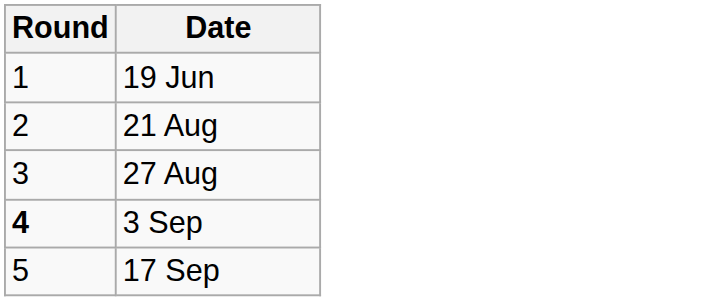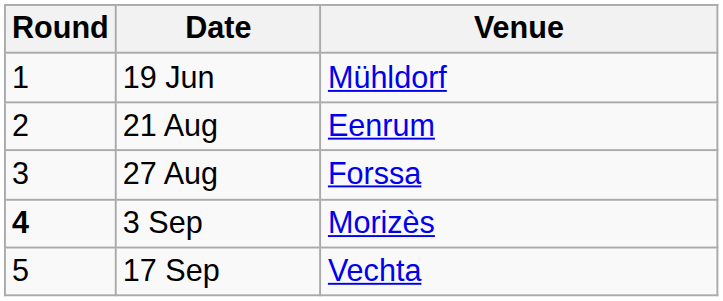+ column: (519, 28)
